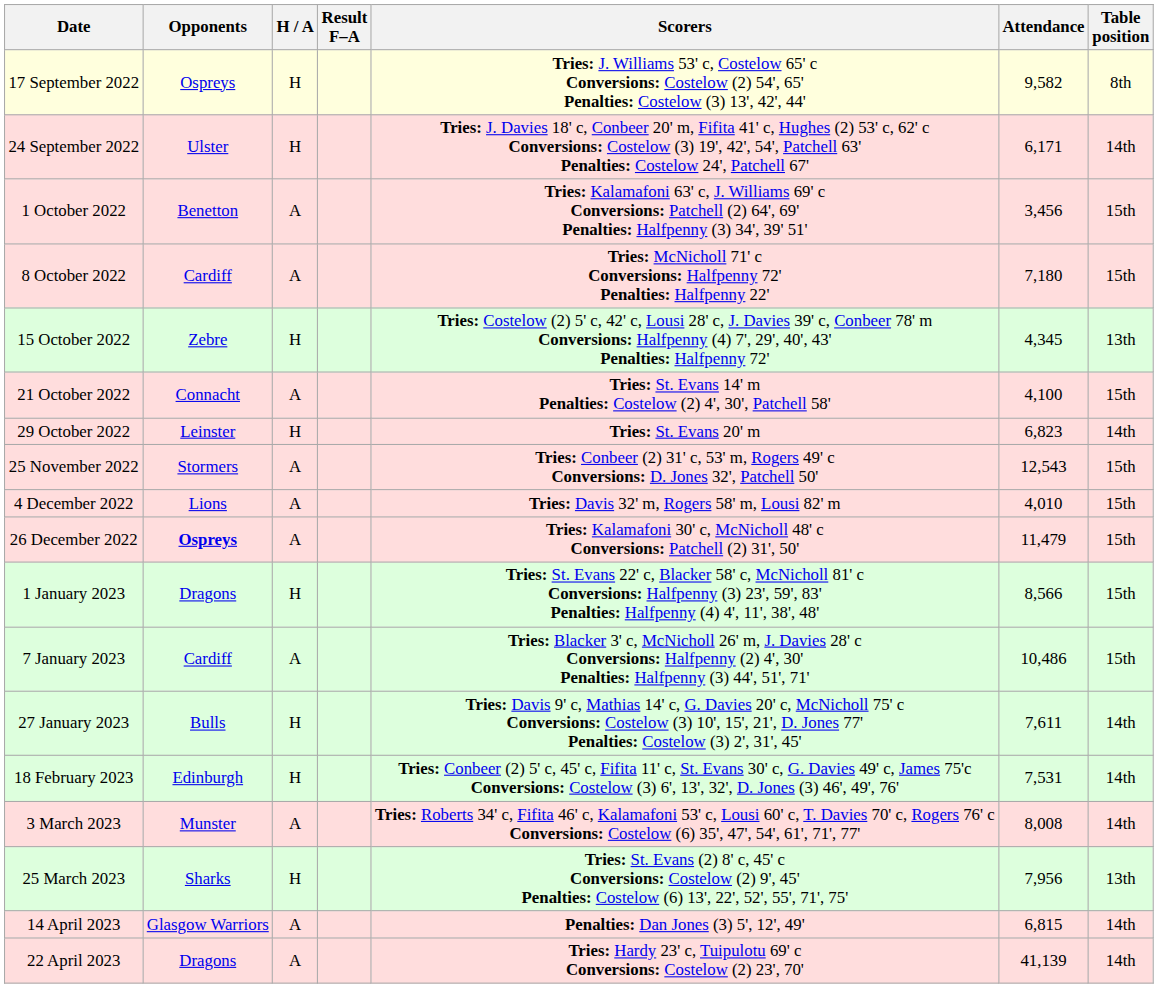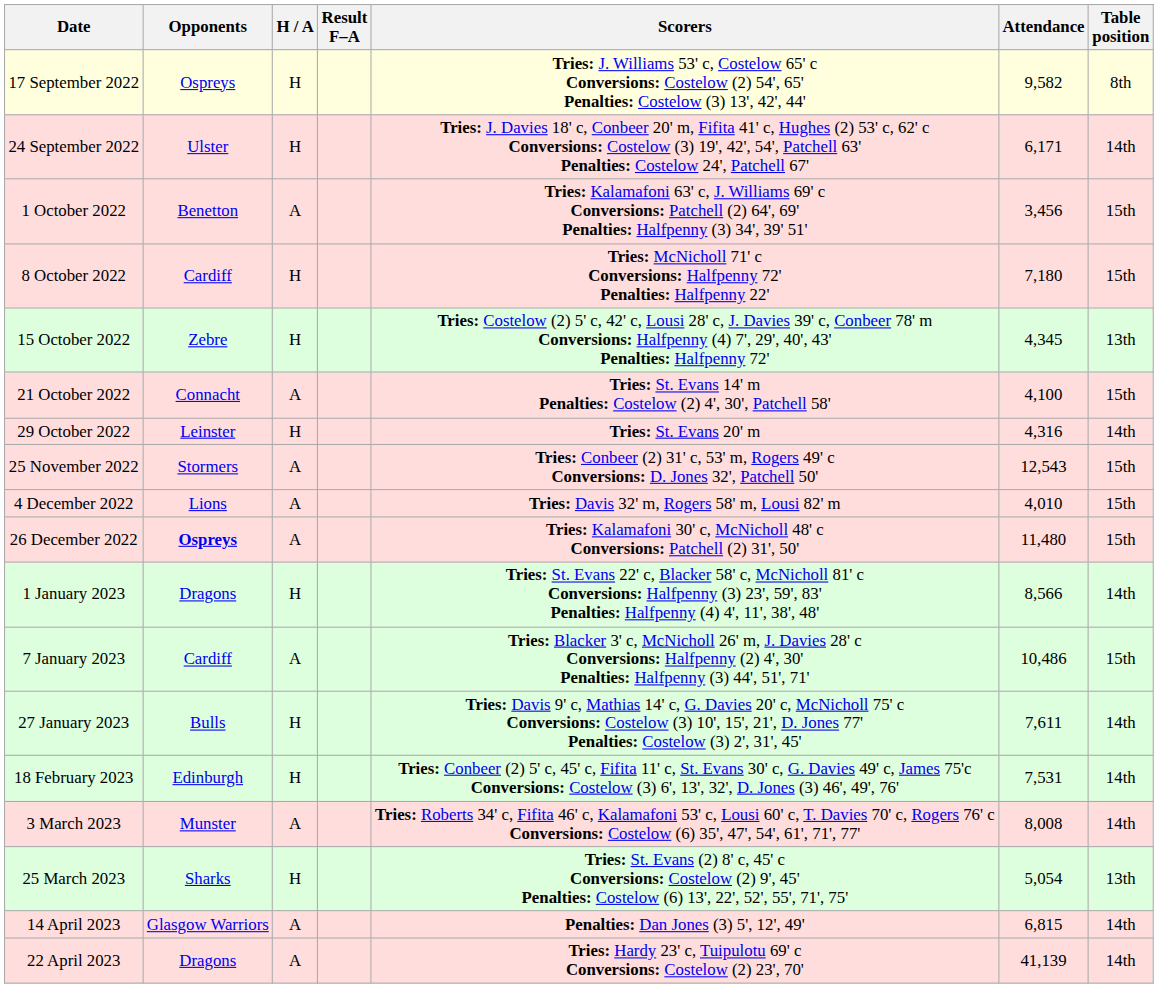(295, 275) A -> (295, 275) H
(1043, 431) 6,823 -> (1043, 431) 4,316
(1043, 539) 11,479 -> (1043, 539) 11,480
(1121, 594) 15th -> (1121, 594) 14th
(1043, 878) 7,956 -> (1043, 878) 5,054
